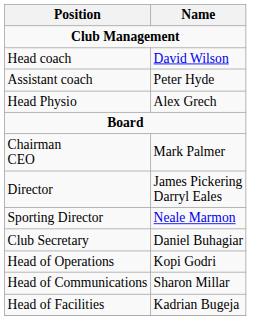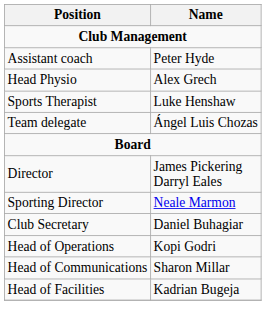- row: (39, 58)
+ row: (52, 101)
+ row: (47, 123)
- row: (34, 152)
